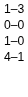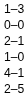+ row: (14, 41)
+ row: (14, 89)
